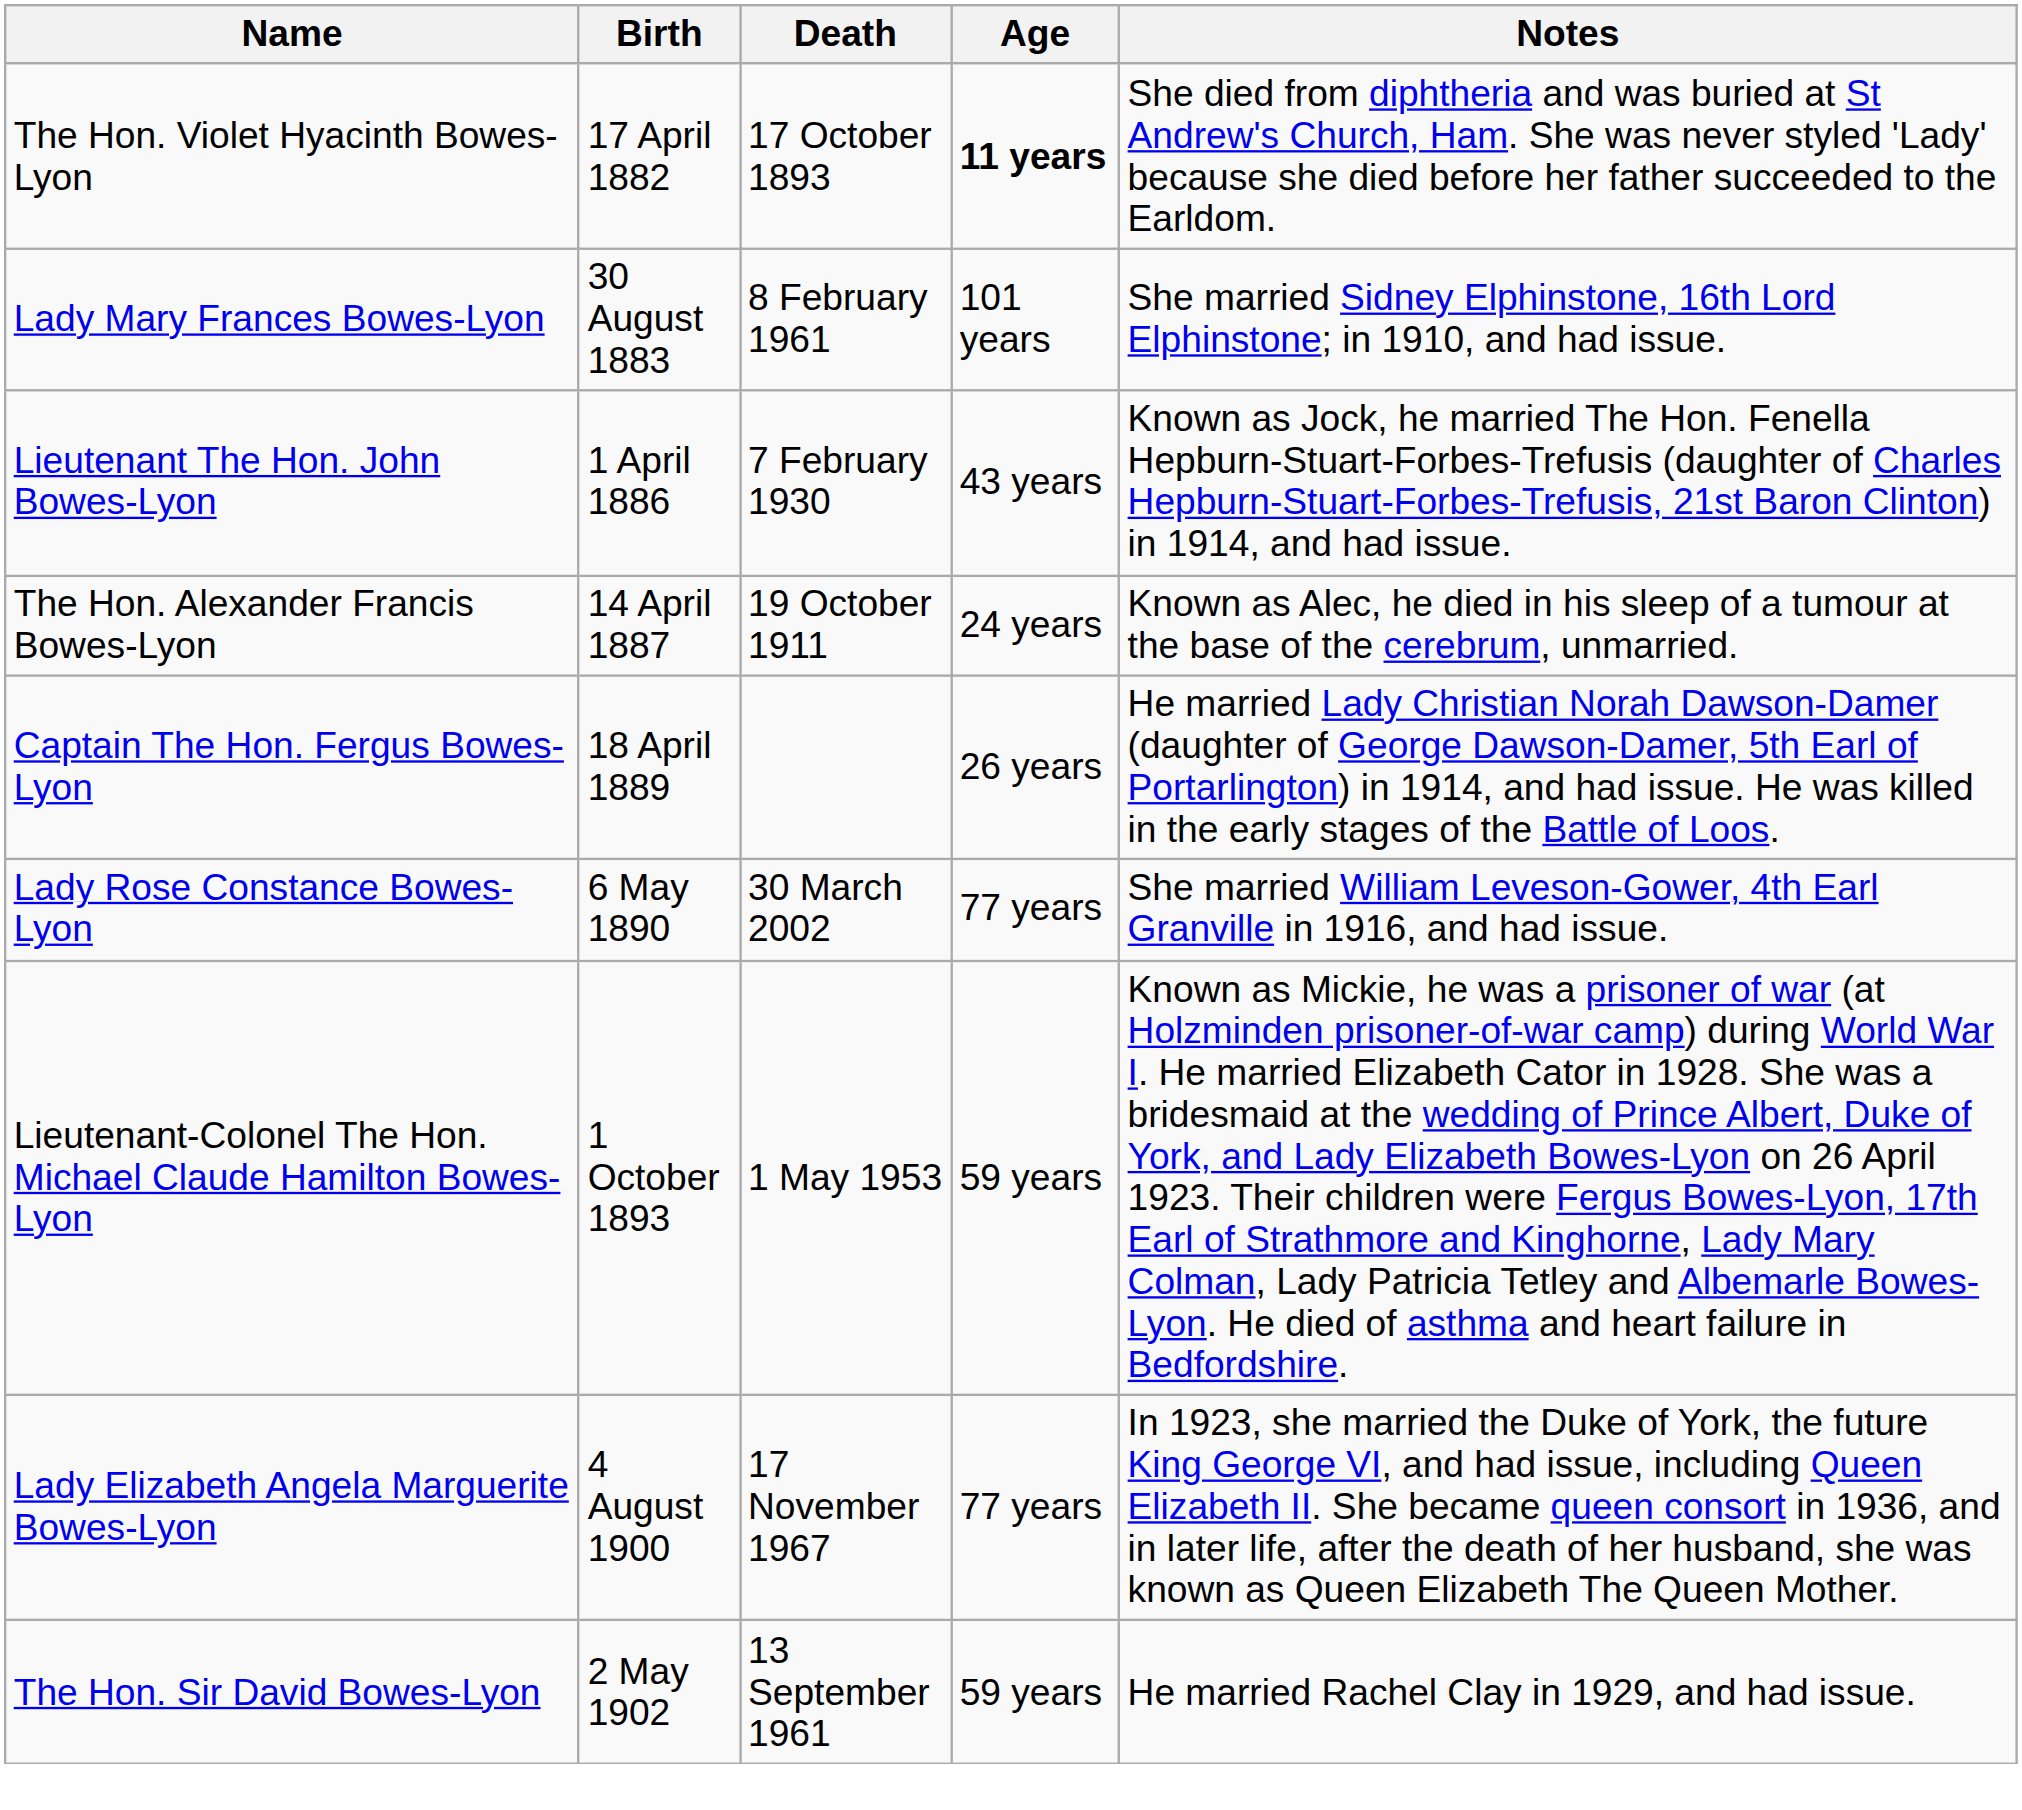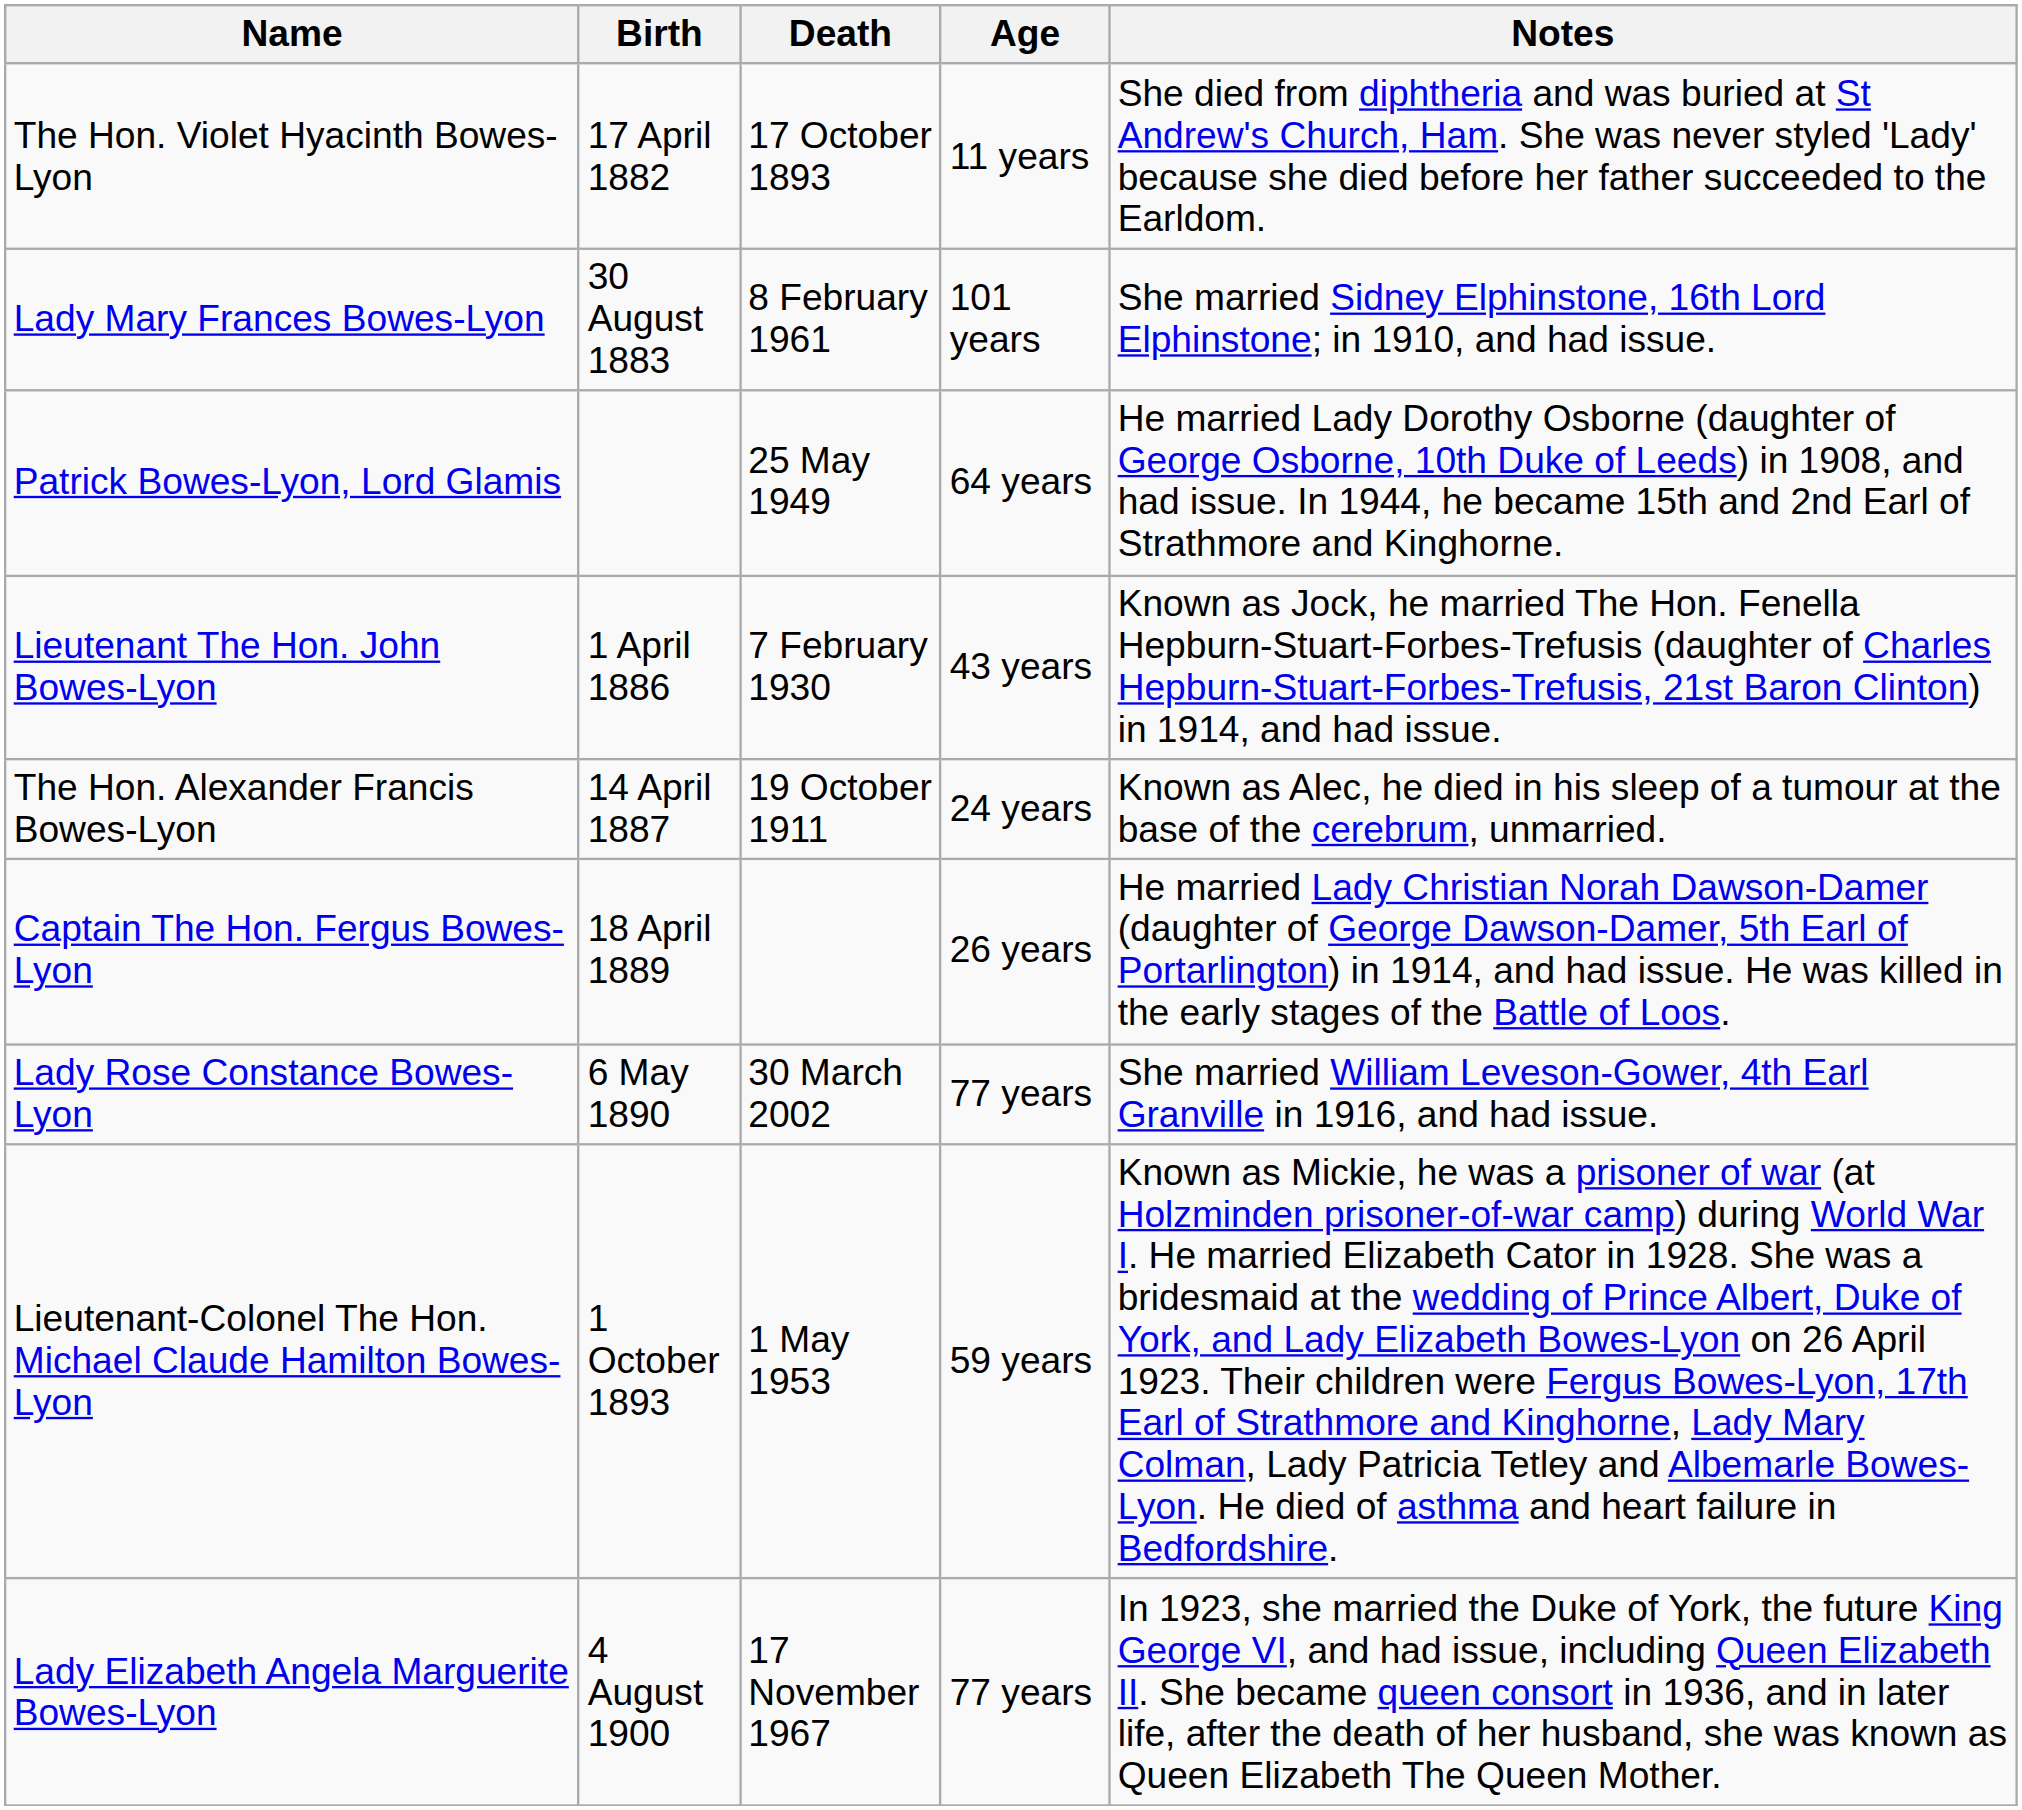(1033, 155) bold -> (1020, 155) normal
+ row: (287, 481)
- row: (277, 1691)
